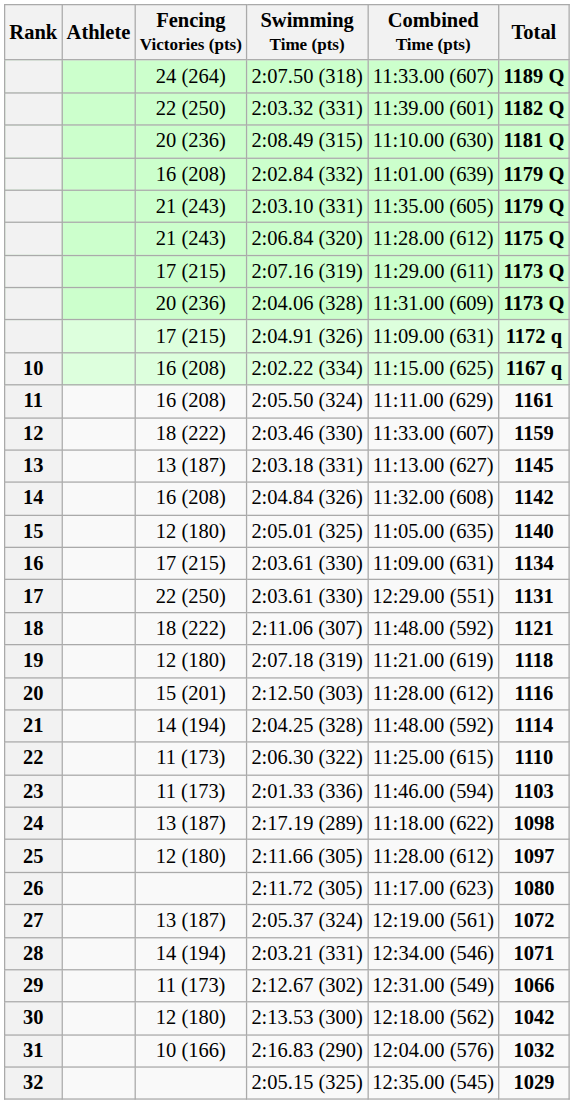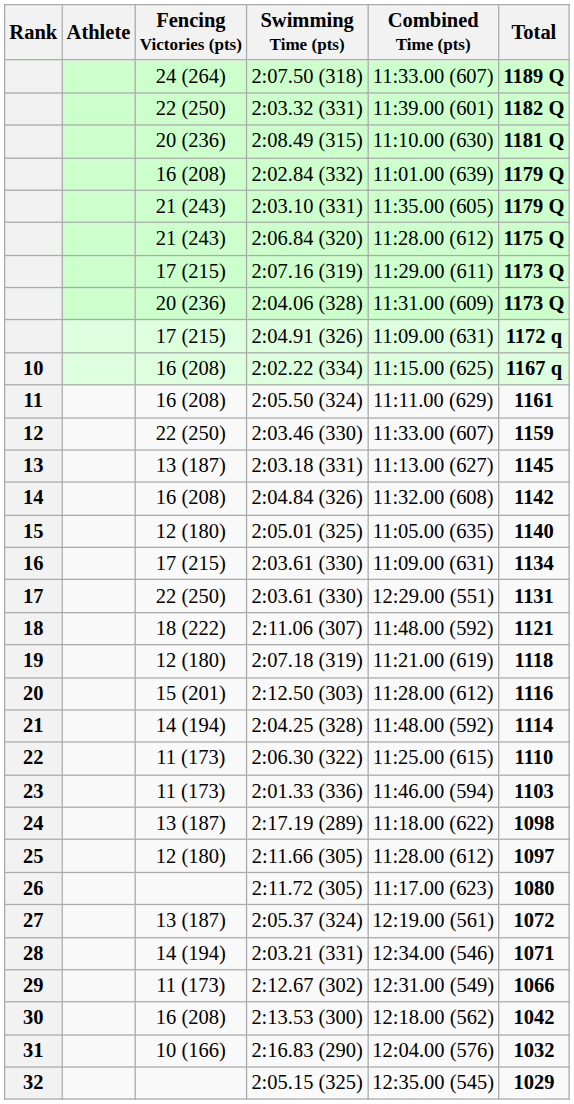(191, 433) 18 (222) -> (191, 433) 22 (250)
(191, 1018) 12 (180) -> (191, 1018) 16 (208)
